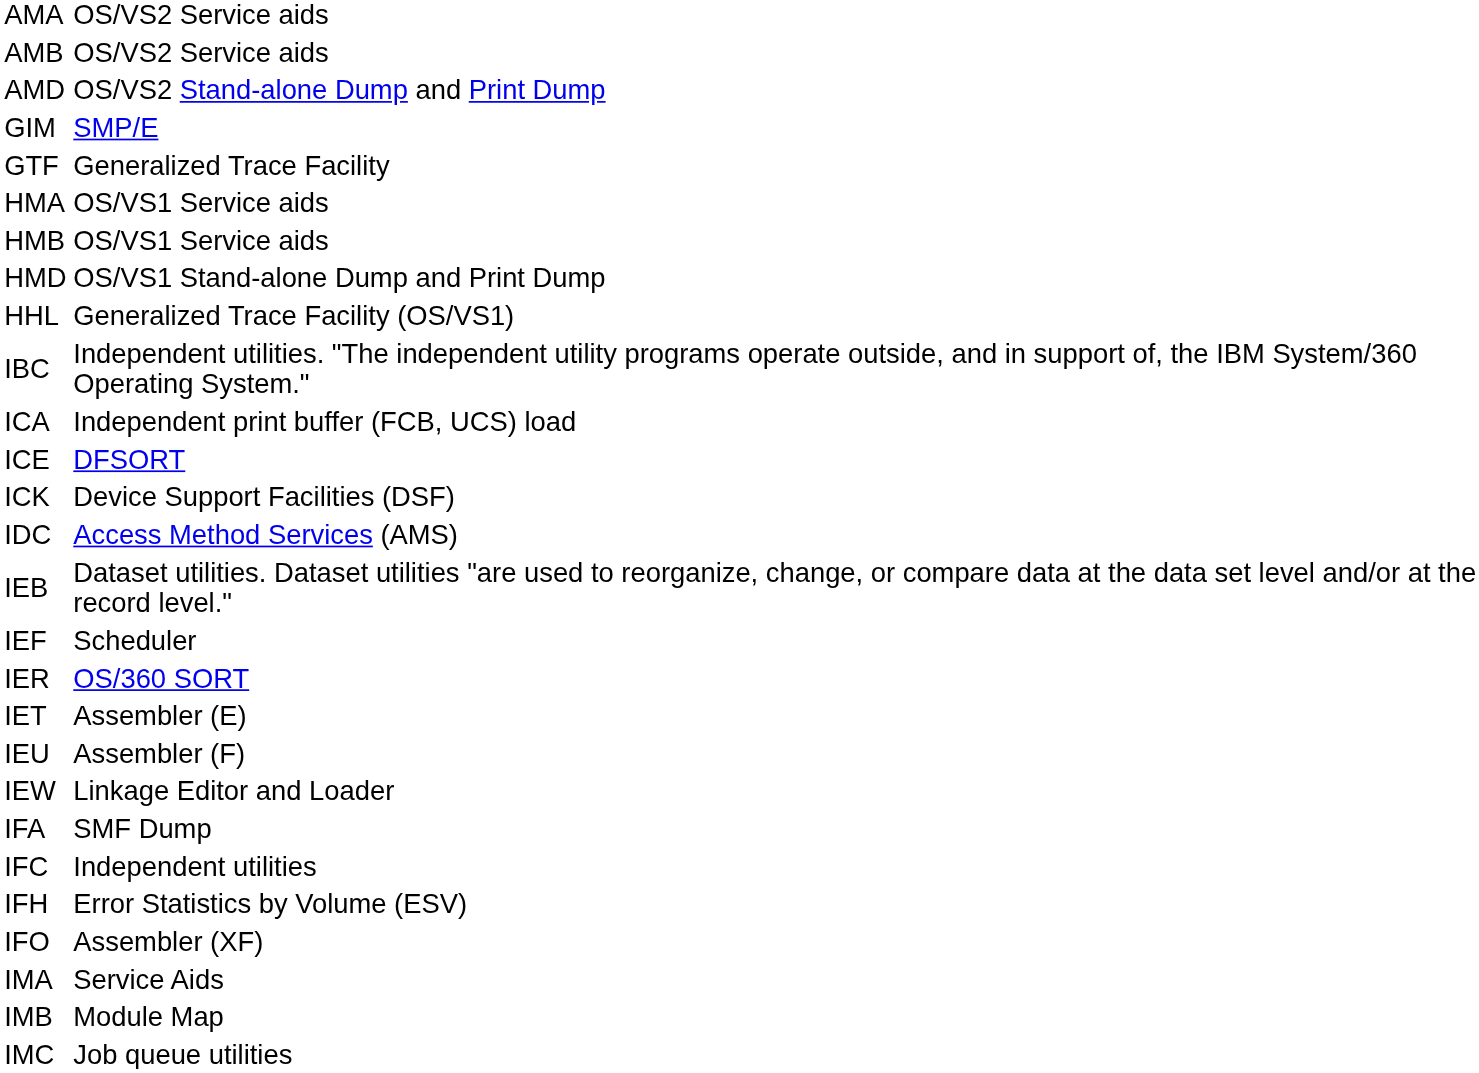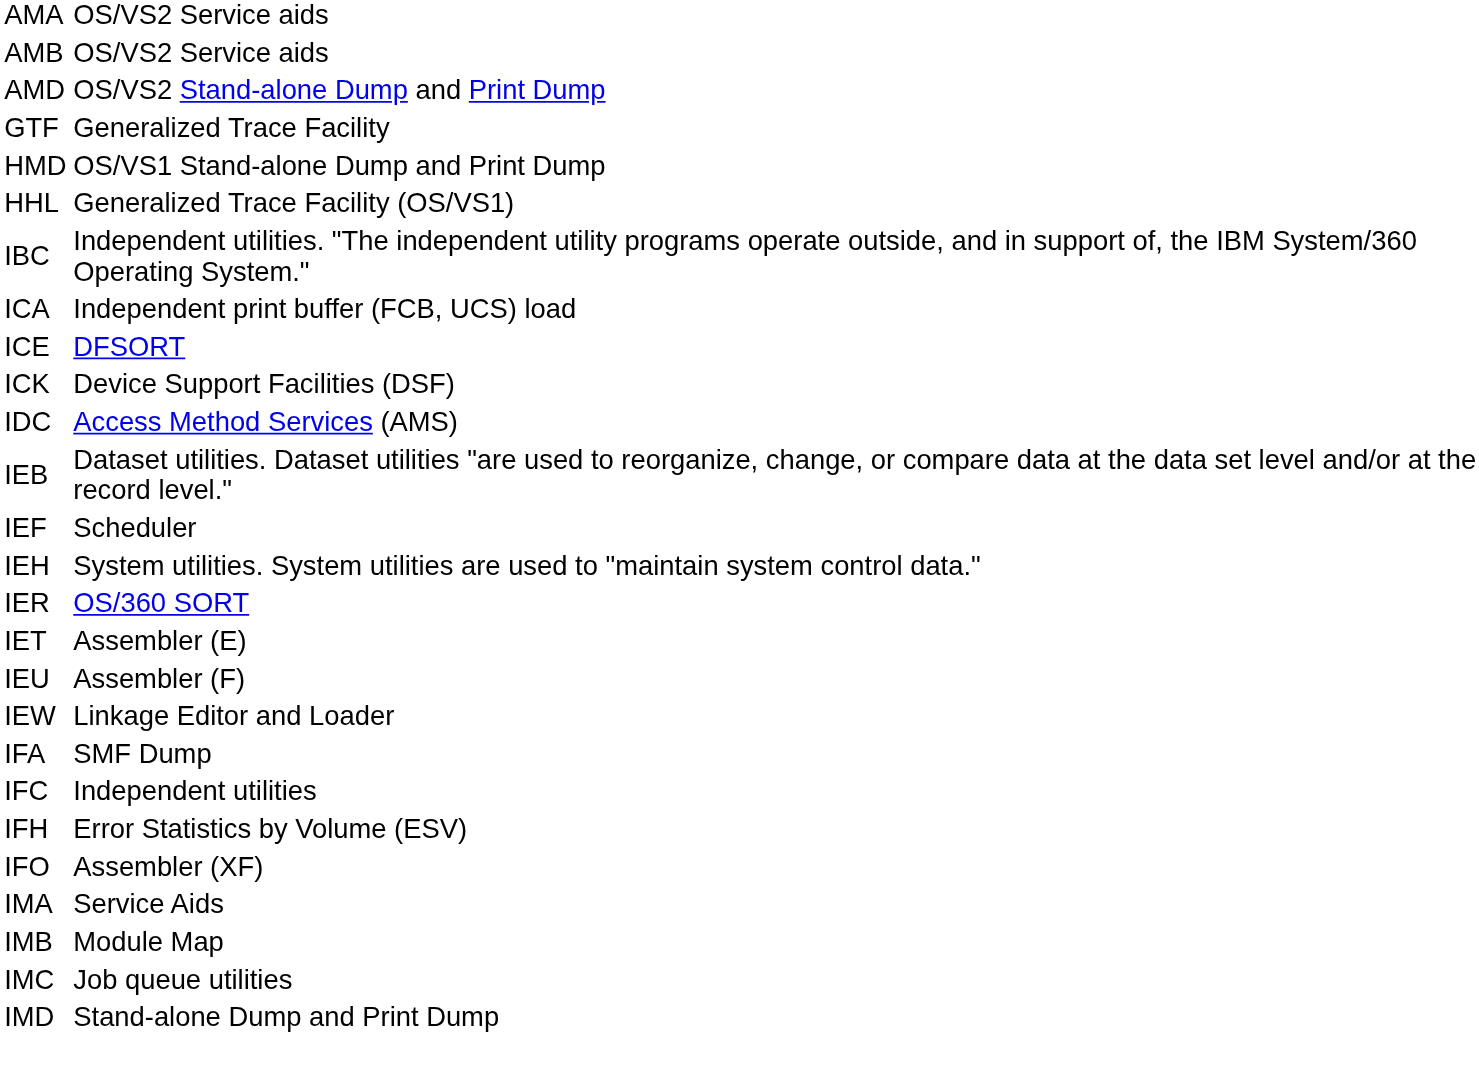- row: (30, 128)
- row: (35, 203)
- row: (35, 240)
+ row: (27, 565)
+ row: (29, 1017)
